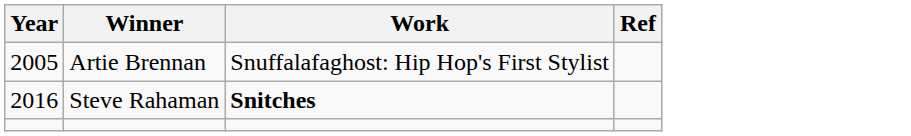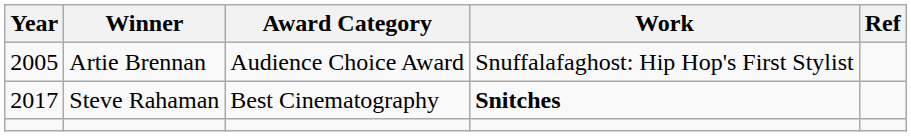+ column: (347, 23)
(34, 99) 2016 -> (34, 99) 2017
